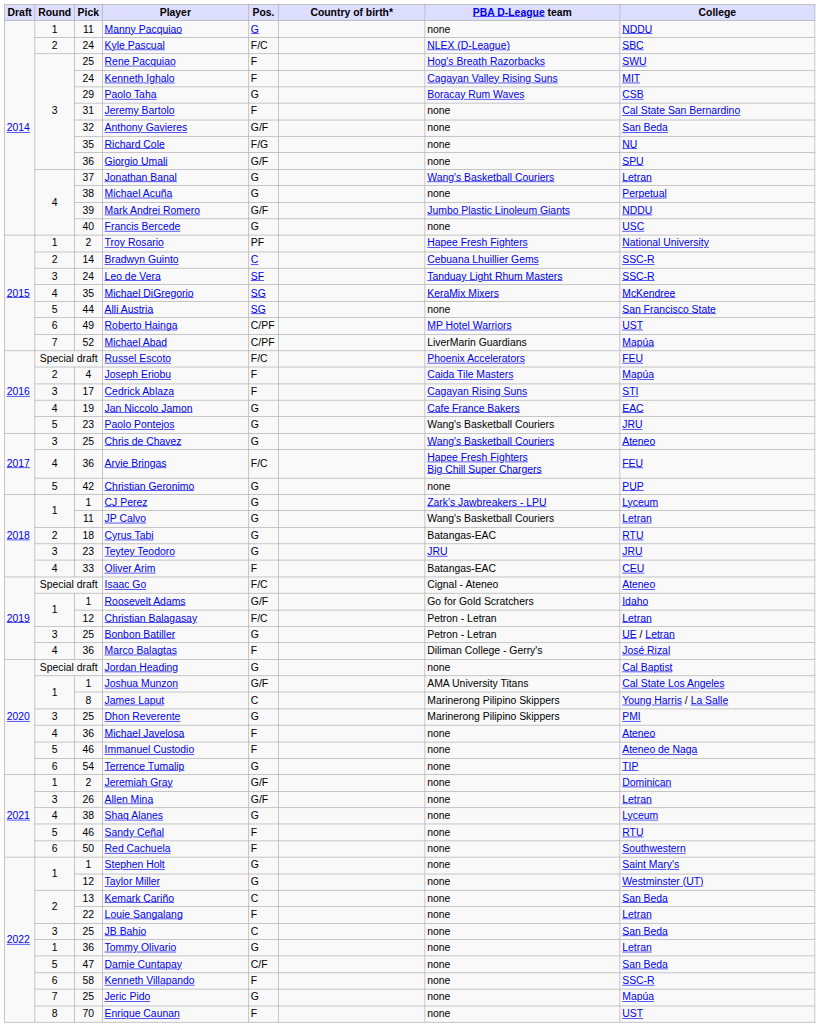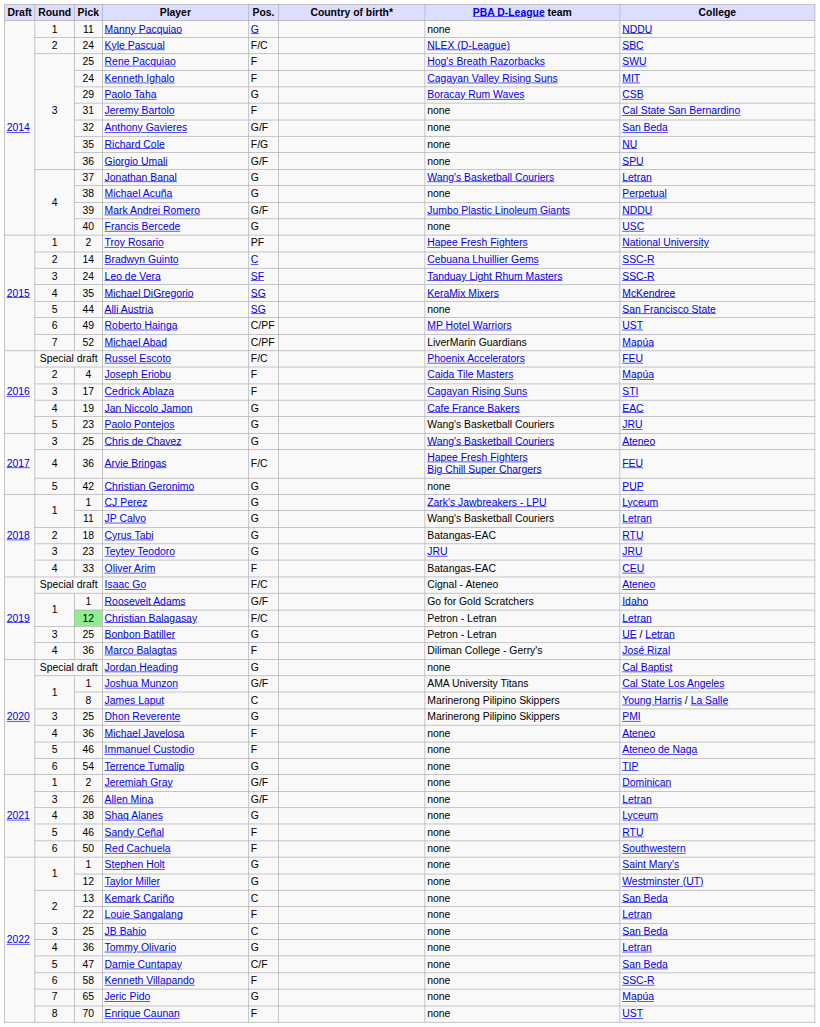(88, 618) no background -> (88, 618) lightgreen background
(55, 948) 1 -> (55, 948) 4
(88, 997) 25 -> (88, 997) 65
